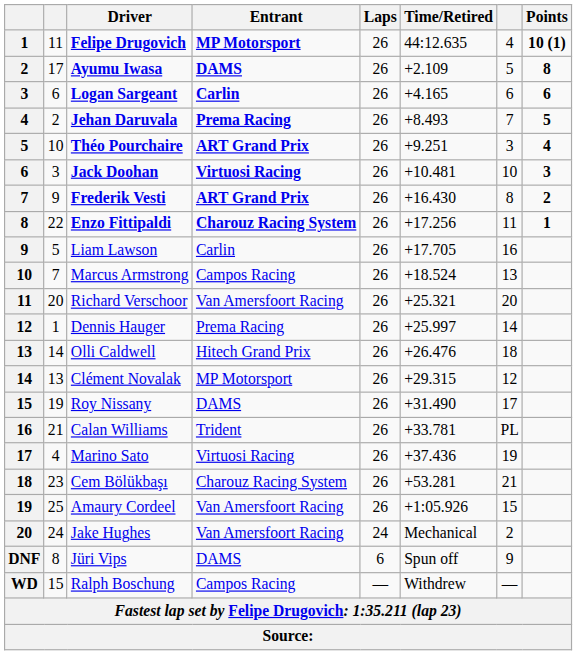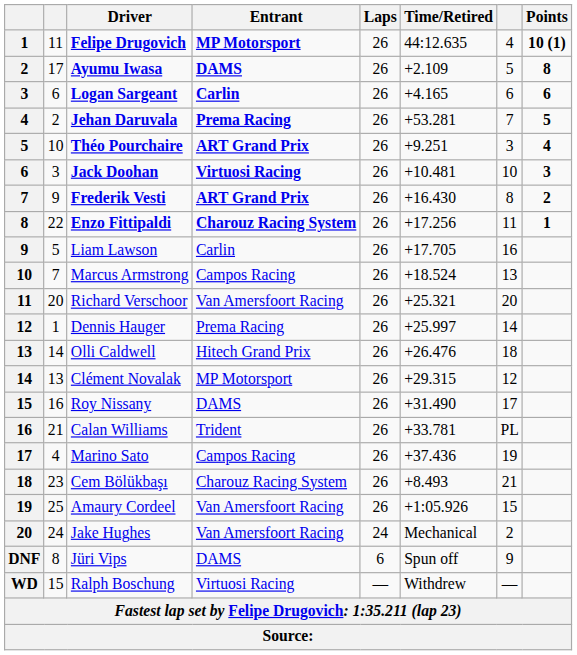(426, 120) +8.493 -> (430, 120) +53.281
(56, 404) 19 -> (56, 404) 16
(245, 455) Virtuosi Racing -> (246, 455) Campos Racing
(430, 481) +53.281 -> (426, 481) +8.493
(246, 584) Campos Racing -> (245, 584) Virtuosi Racing
